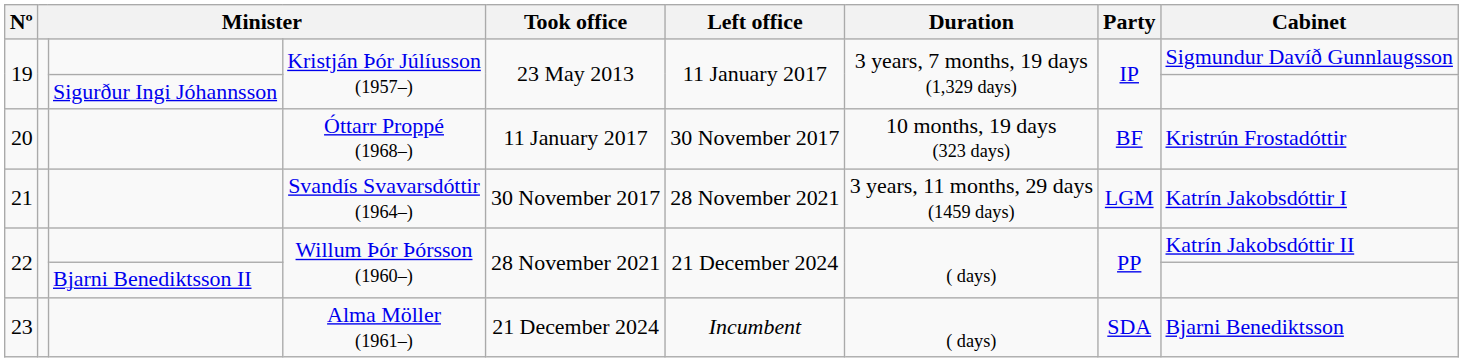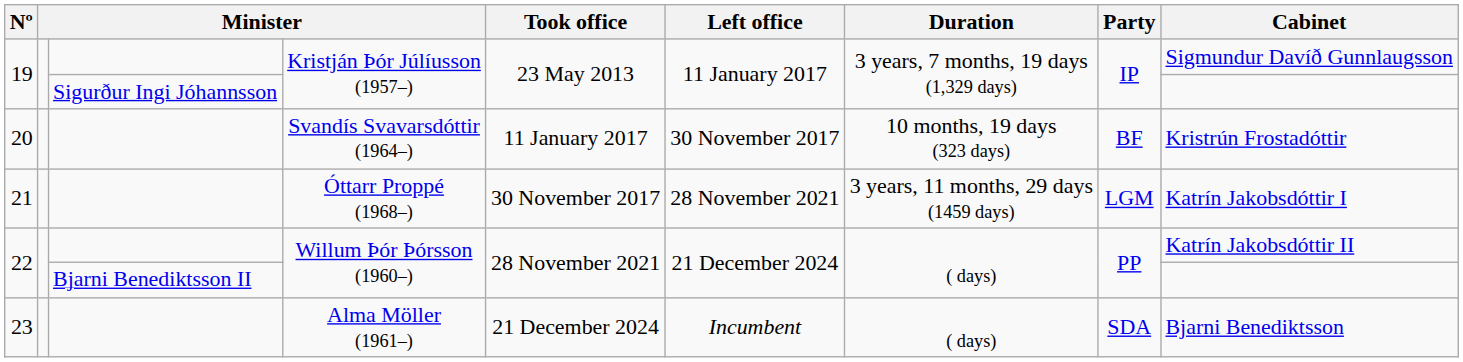(384, 138) Óttarr Proppé (1968–) -> (384, 138) Svandís Svavarsdóttir (1964–)
(384, 197) Svandís Svavarsdóttir (1964–) -> (384, 197) Óttarr Proppé (1968–)
